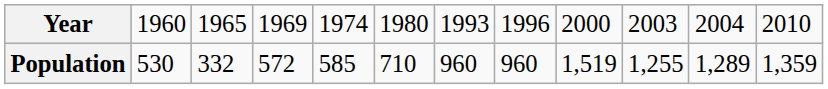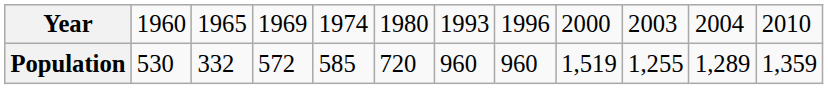(398, 63) 710 -> (398, 63) 720
